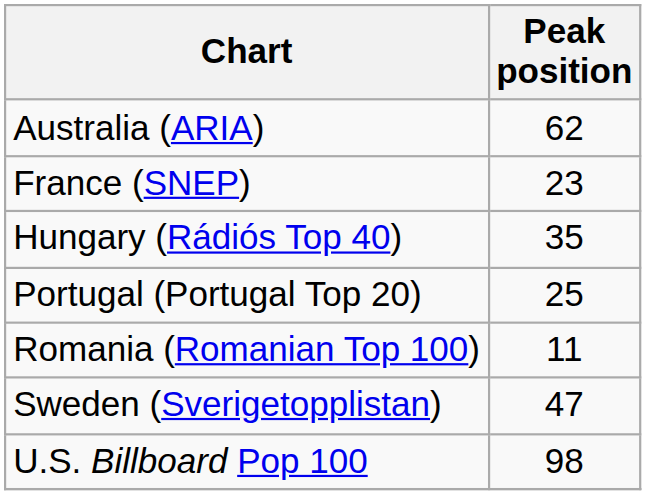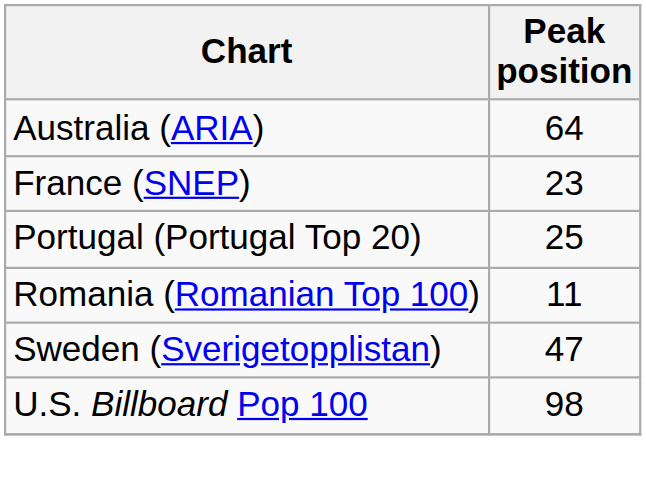(564, 127) 62 -> (564, 127) 64
- row: (208, 238)
